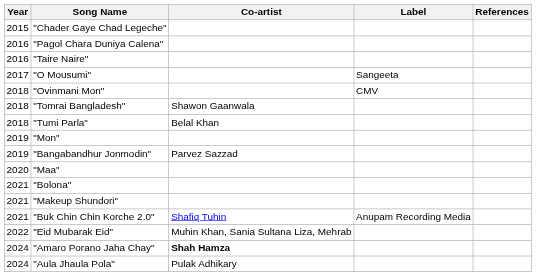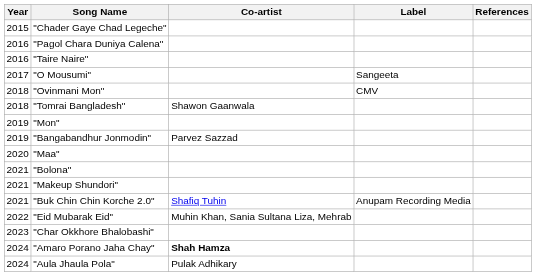- row: (61, 122)
+ row: (94, 232)
